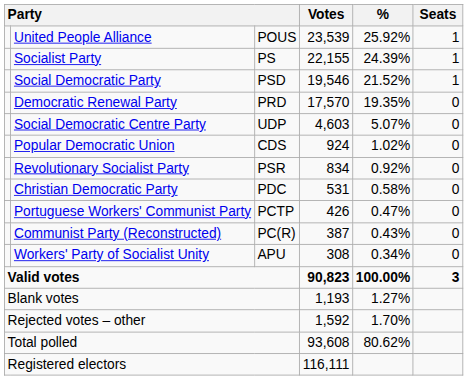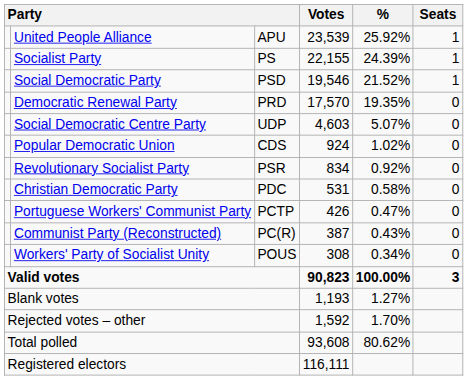(277, 37) POUS -> (272, 37) APU
(272, 255) APU -> (277, 255) POUS
